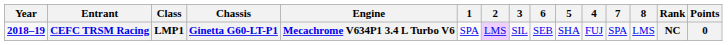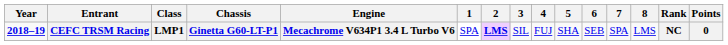columns swapped: (594, 13) <-> (543, 13)
(495, 31) normal -> (496, 31) bold
